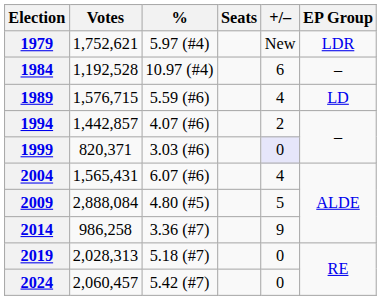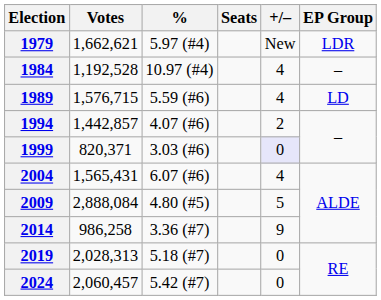(105, 43) 1,752,621 -> (105, 43) 1,662,621
(280, 70) 6 -> (280, 70) 4
